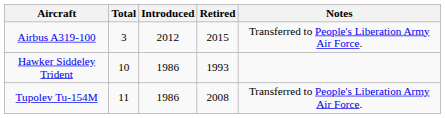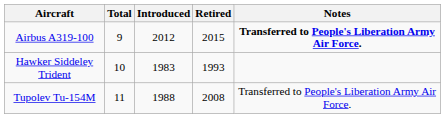(124, 37) 3 -> (119, 37) 9
(339, 37) normal -> (337, 37) bold
(168, 67) 1986 -> (164, 67) 1983
(168, 98) 1986 -> (164, 98) 1988
